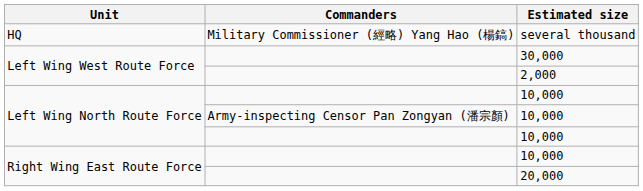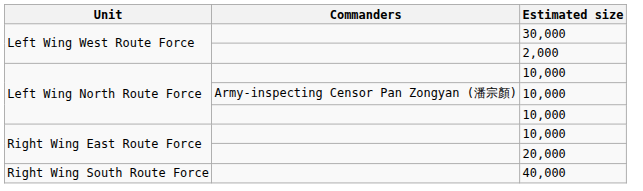- row: (15, 35)
+ row: (108, 173)
